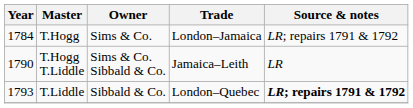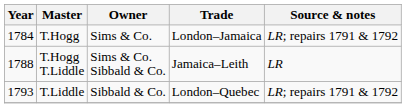(21, 63) 1790 -> (21, 63) 1788
(336, 92) bold -> (333, 92) normal
